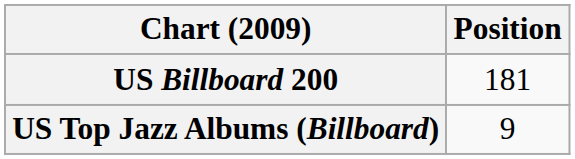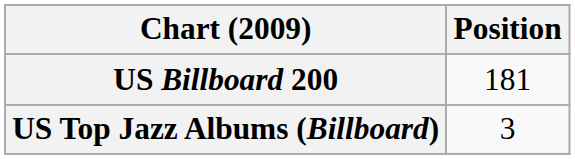(508, 128) 9 -> (508, 128) 3
